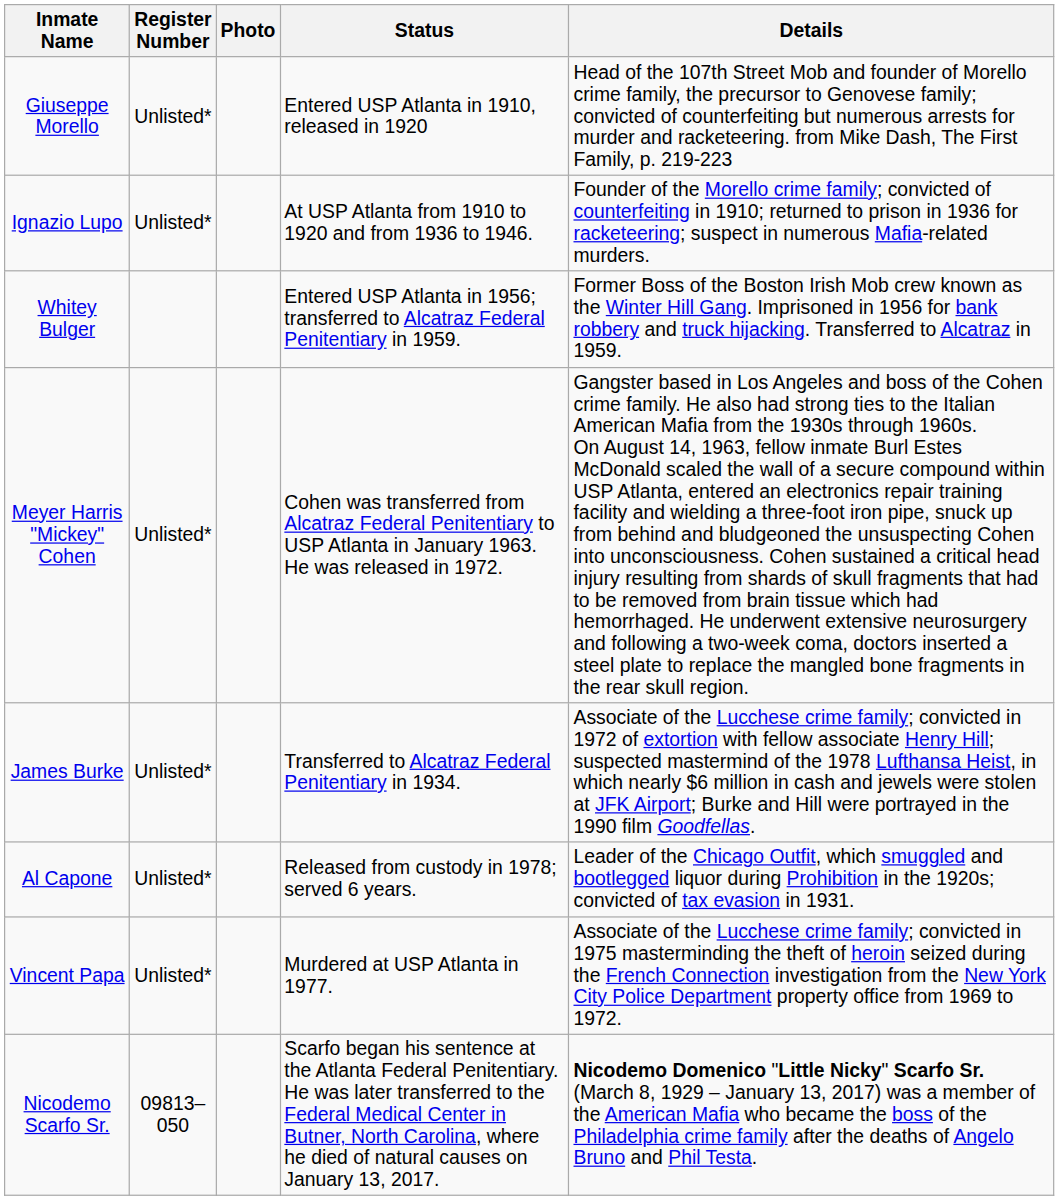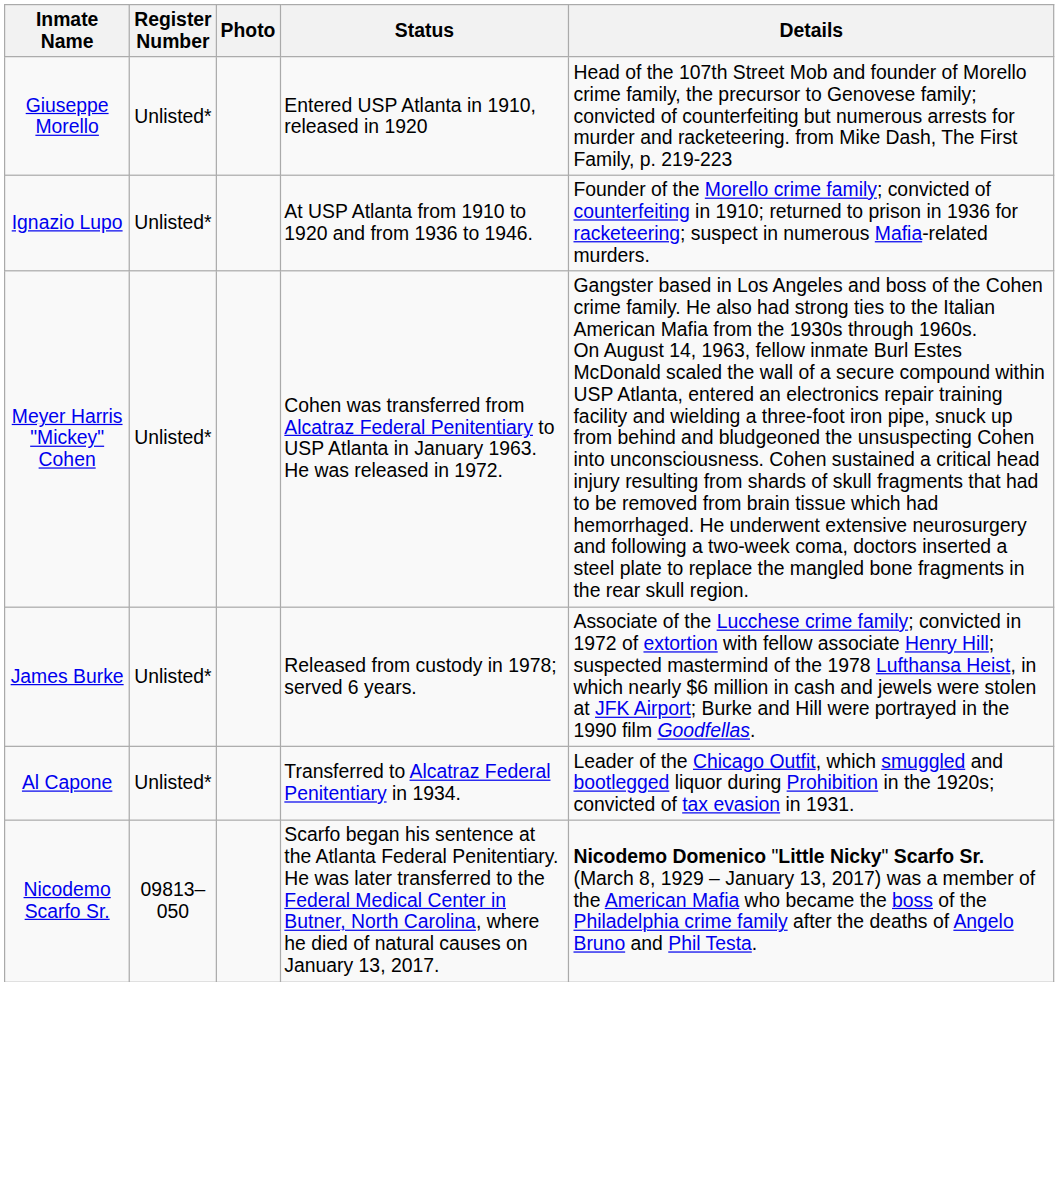- row: (67, 318)
(417, 772) Transferred to Alcatraz Federal Penitentiary in 1934. -> (420, 676) Released from custody in 1978; served 6 years.
(420, 879) Released from custody in 1978; served 6 years. -> (417, 783) Transferred to Alcatraz Federal Penitentiary in 1934.
- row: (67, 975)
